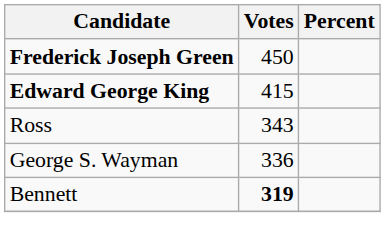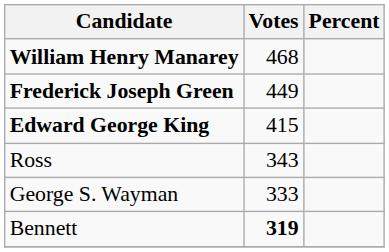+ row: (124, 56)
(277, 56) 450 -> (282, 90) 449
(277, 159) 336 -> (282, 194) 333
